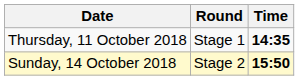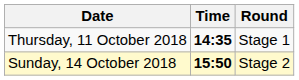columns swapped: (271, 16) <-> (219, 16)
